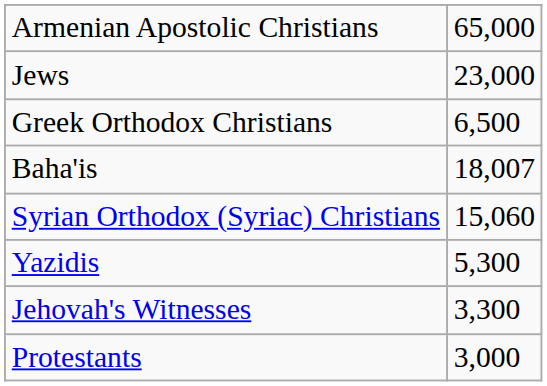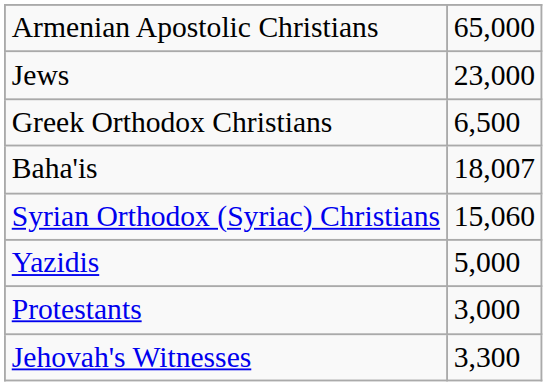(487, 262) 5,300 -> (487, 262) 5,000
rows swapped: (132, 309) <-> (77, 356)
